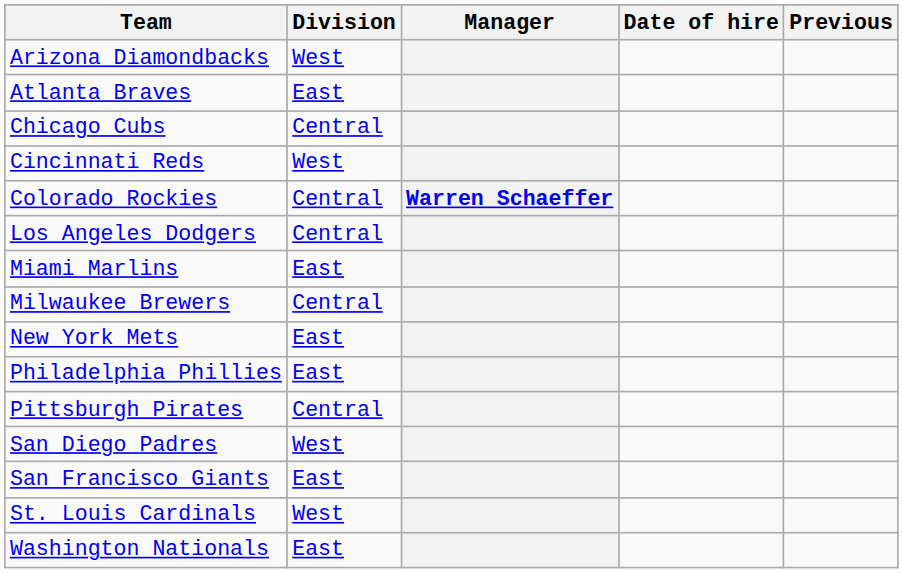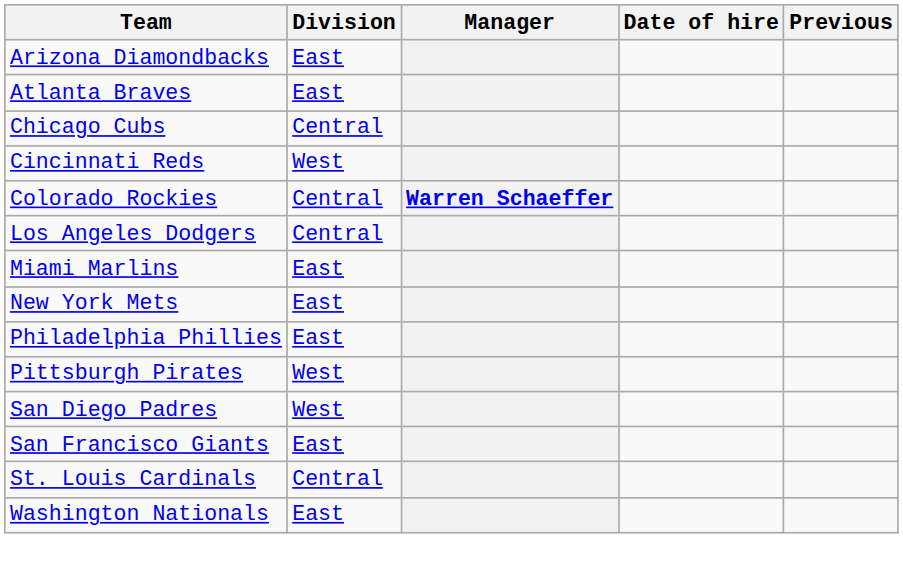(318, 58) West -> (318, 58) East
- row: (120, 304)
(338, 409) Central -> (318, 374) West
(318, 515) West -> (338, 480) Central
